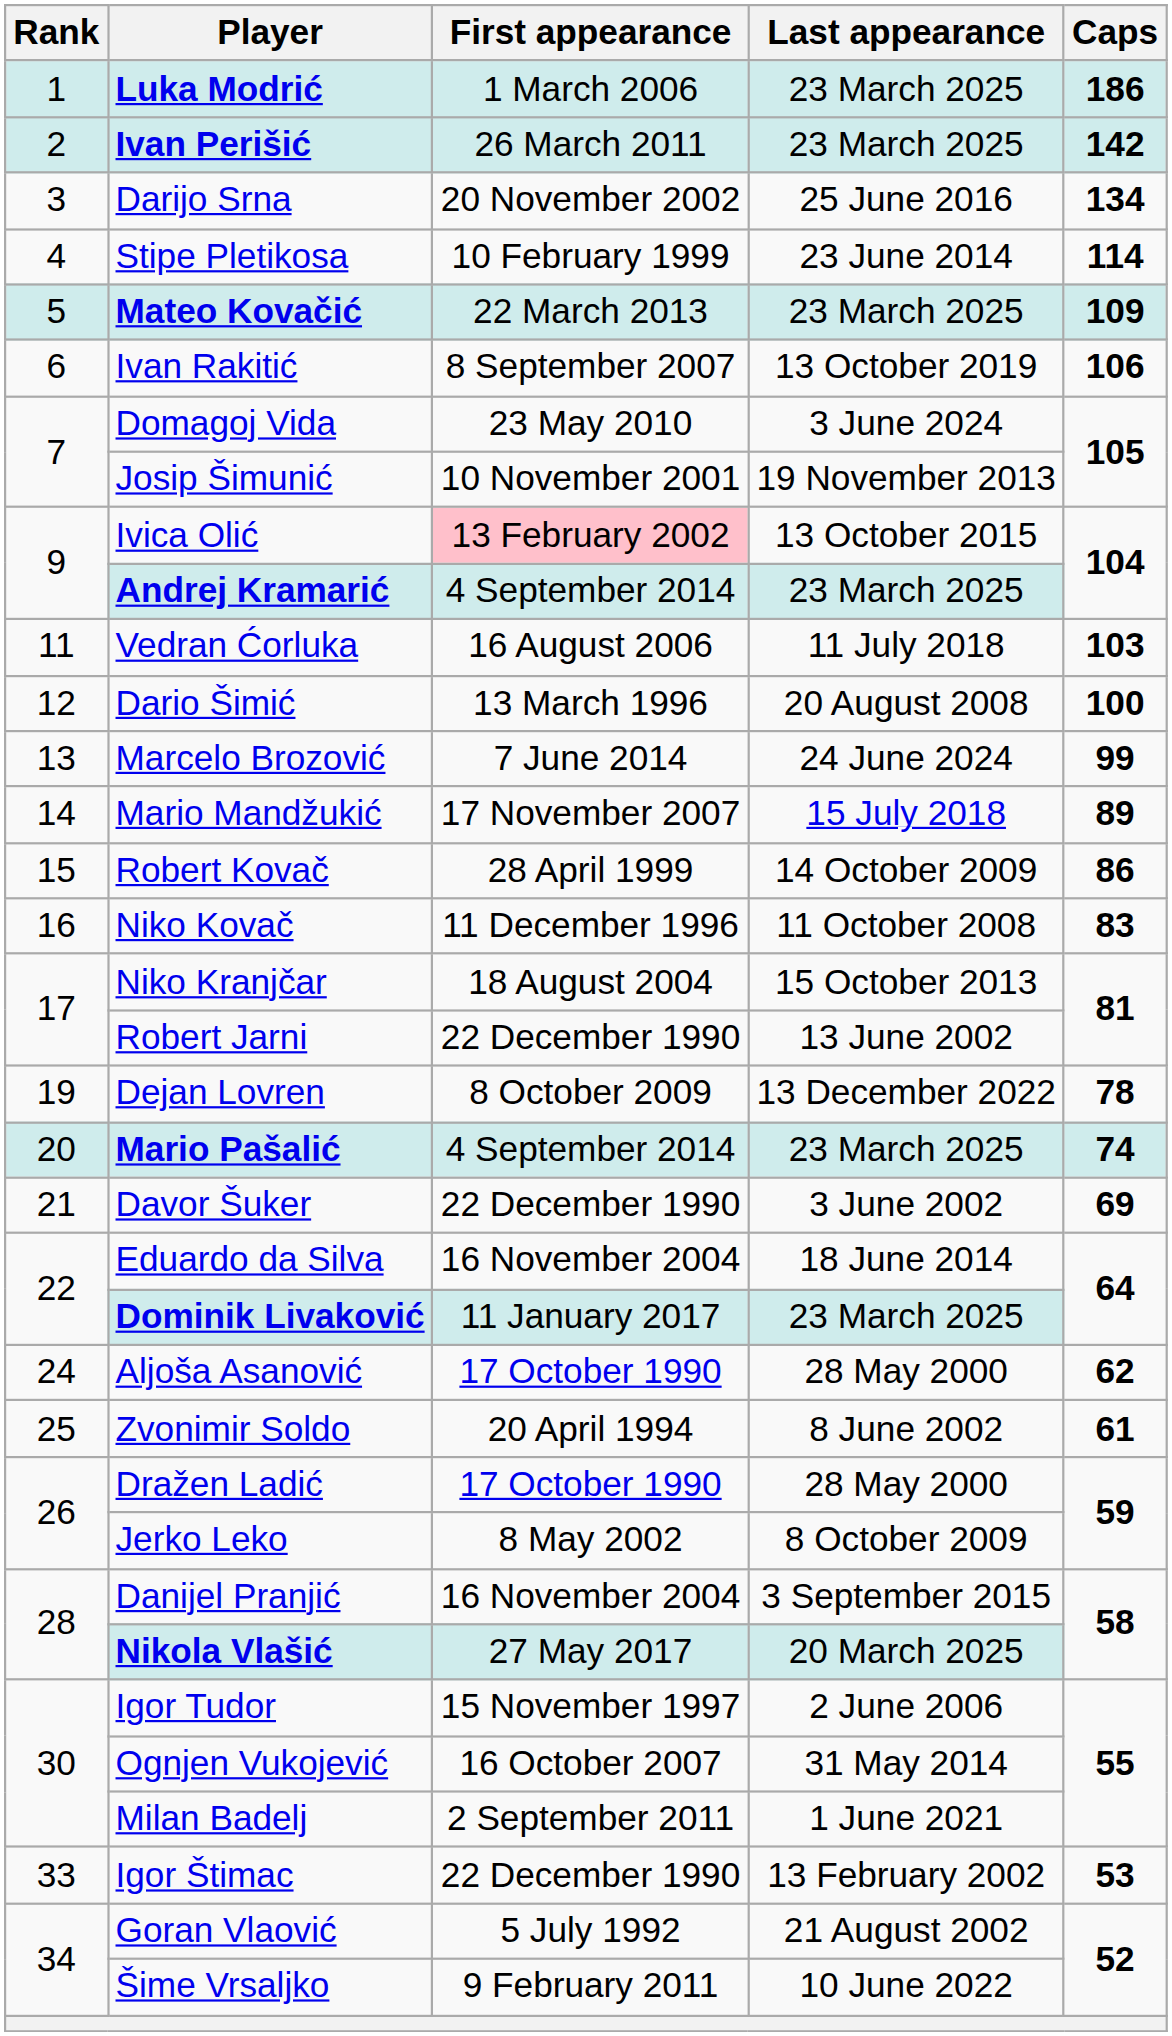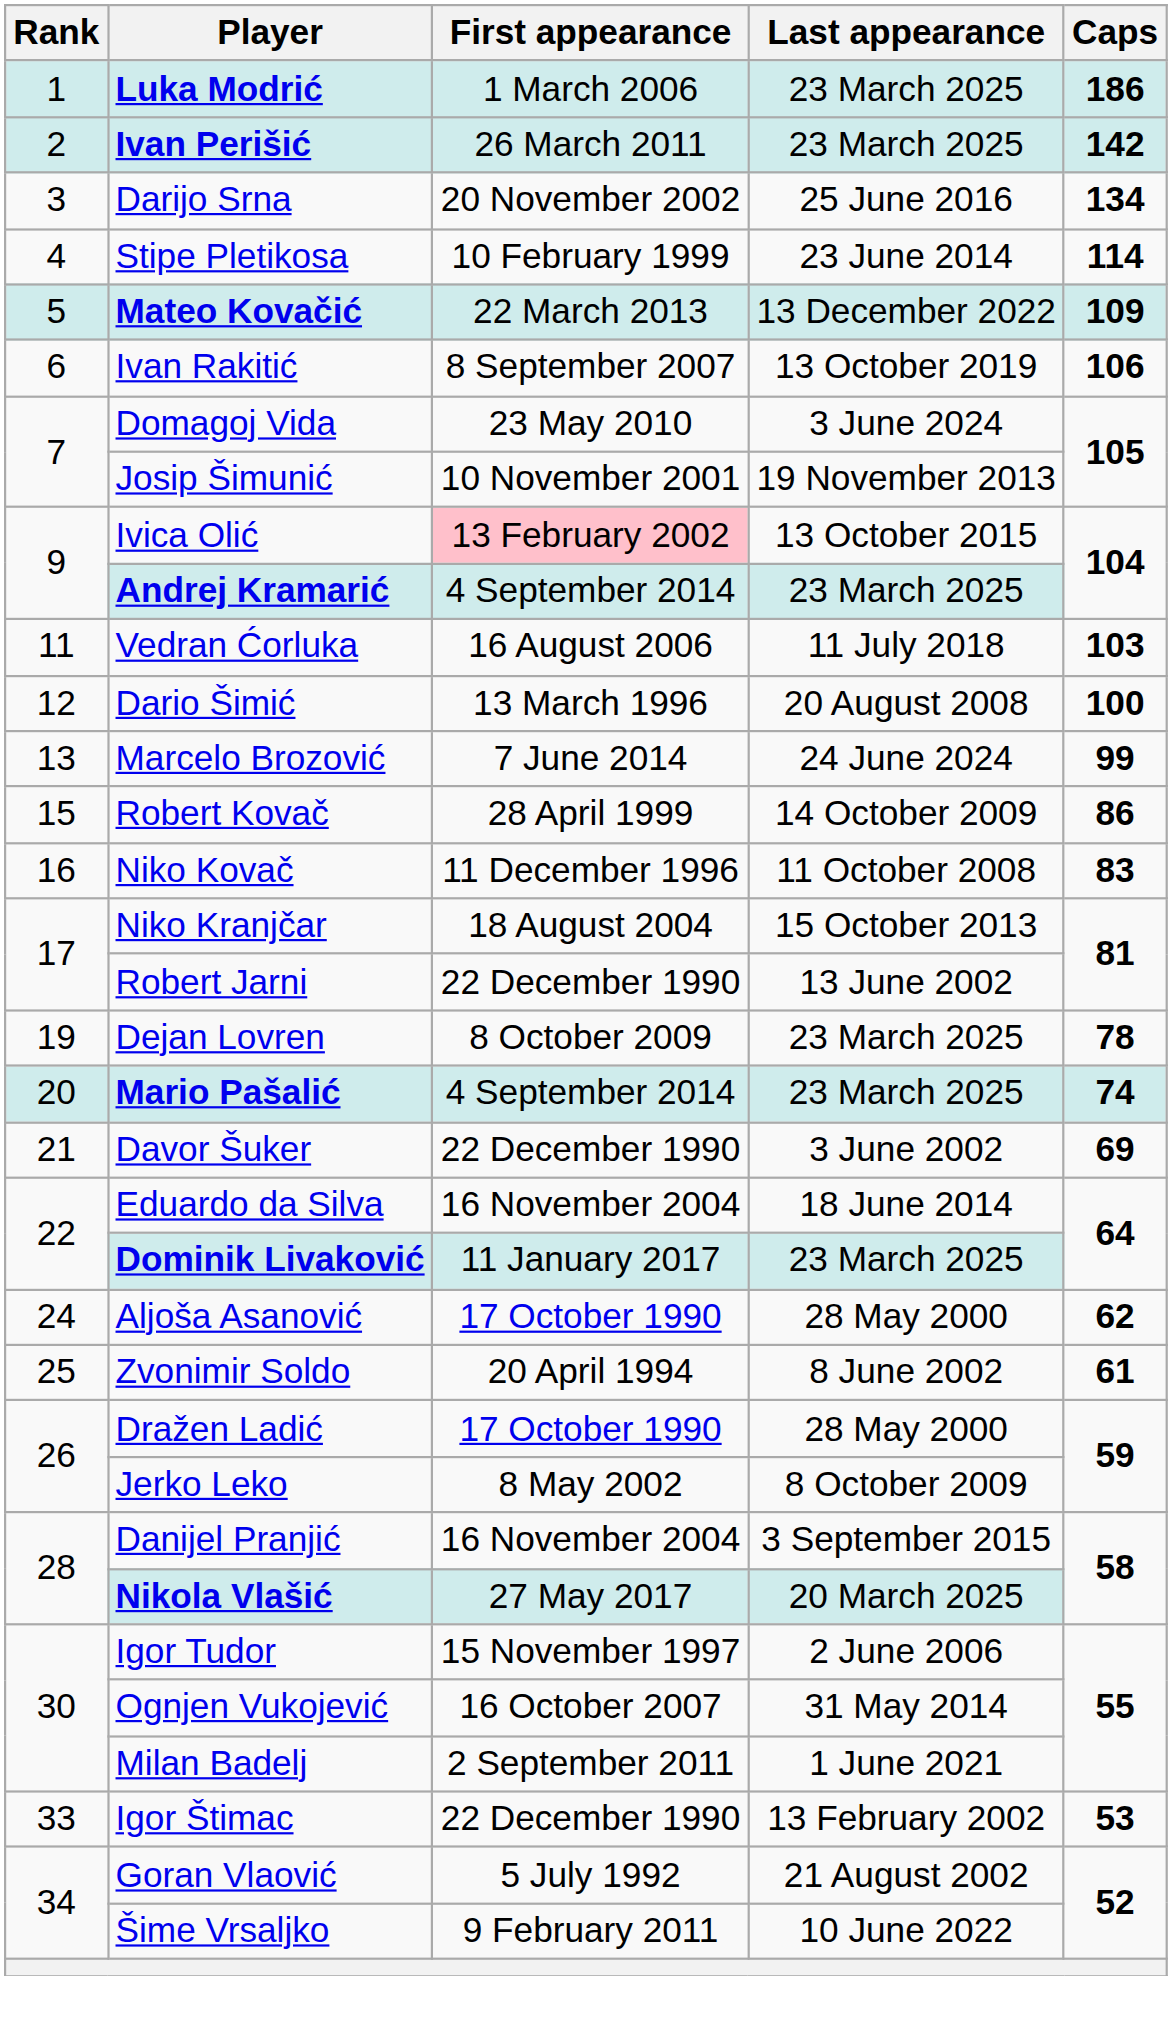(906, 311) 23 March 2025 -> (906, 311) 13 December 2022
- row: (249, 813)
(906, 1093) 13 December 2022 -> (906, 1037) 23 March 2025
